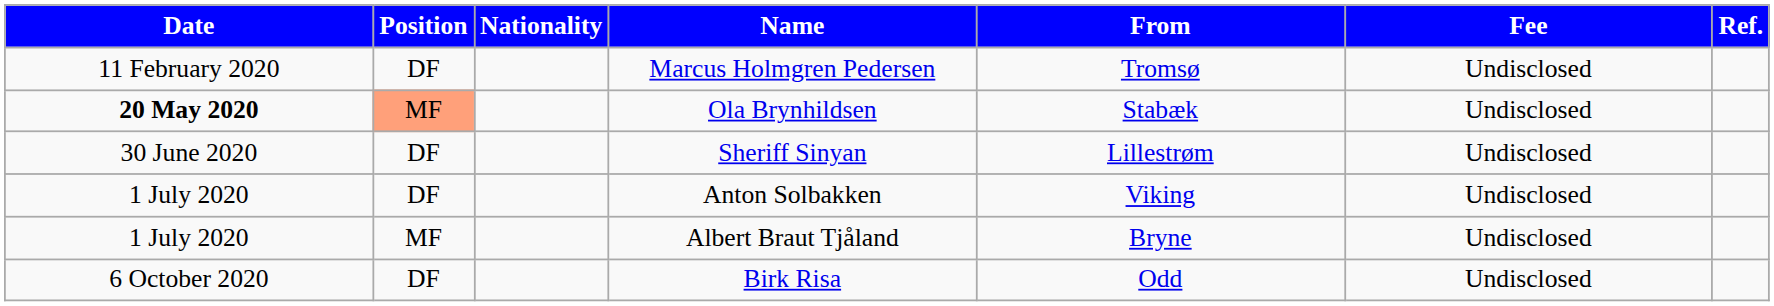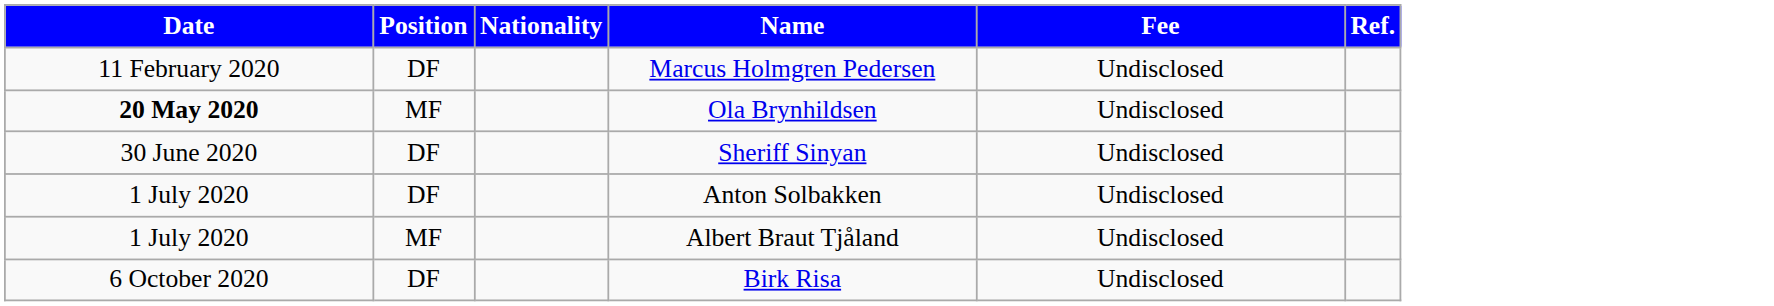- column: (1160, 26)
(423, 110) lightsalmon background -> (423, 110) no background
